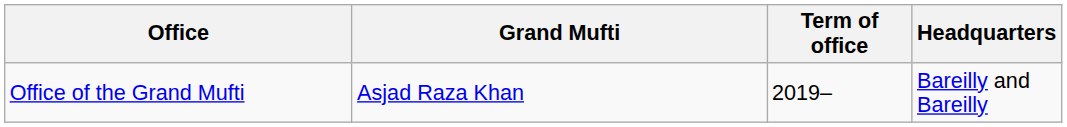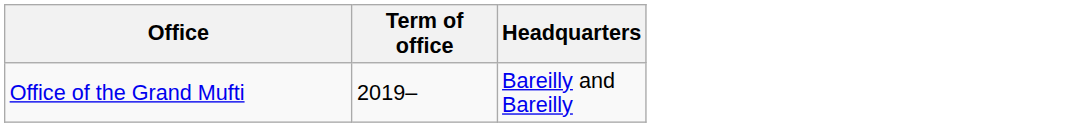- column: (560, 33)
